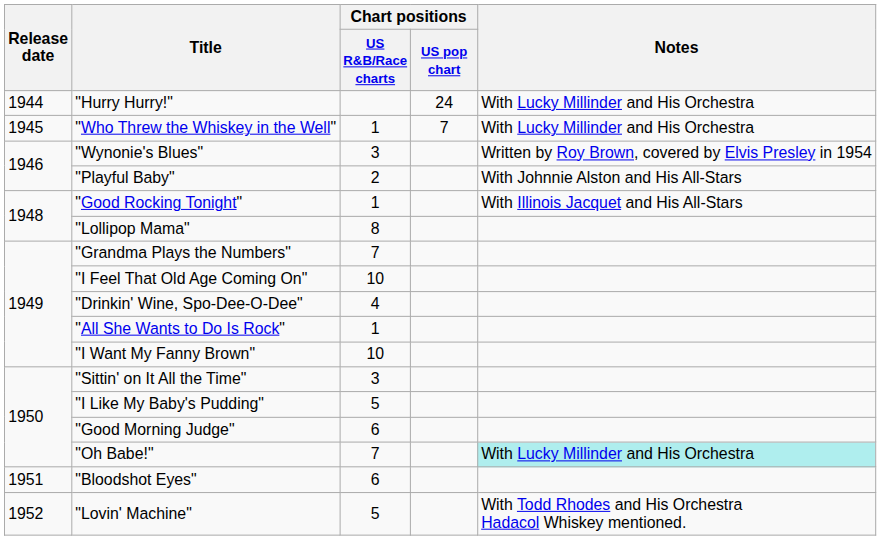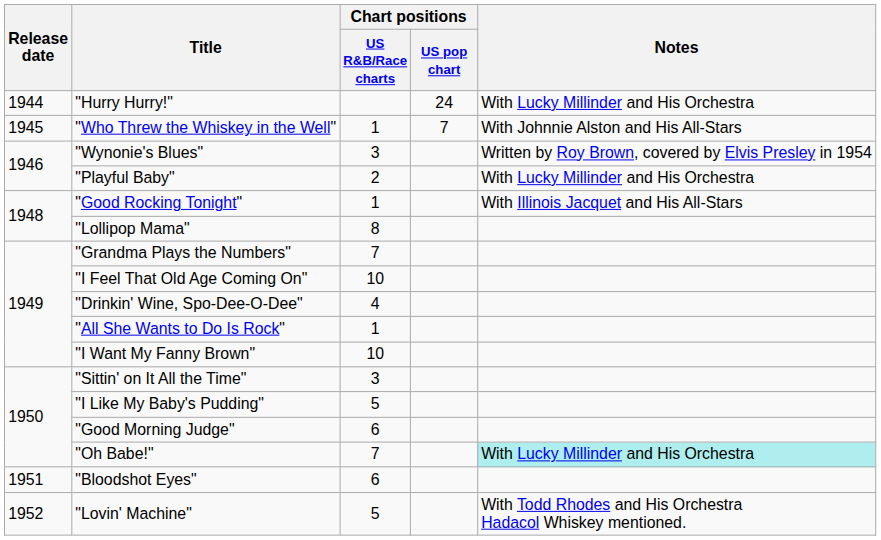(618, 128) With Lucky Millinder and His Orchestra -> (611, 128) With Johnnie Alston and His All-Stars
(611, 178) With Johnnie Alston and His All-Stars -> (618, 178) With Lucky Millinder and His Orchestra
